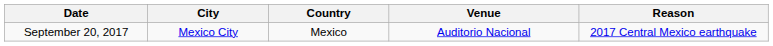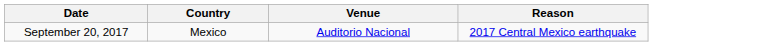- column: (208, 13)
